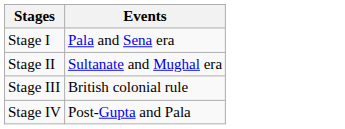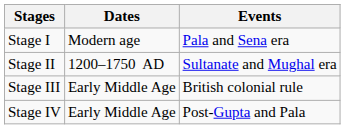+ column: (122, 16)
